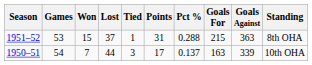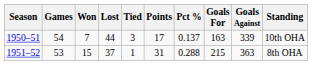rows swapped: (23, 53) <-> (23, 38)
